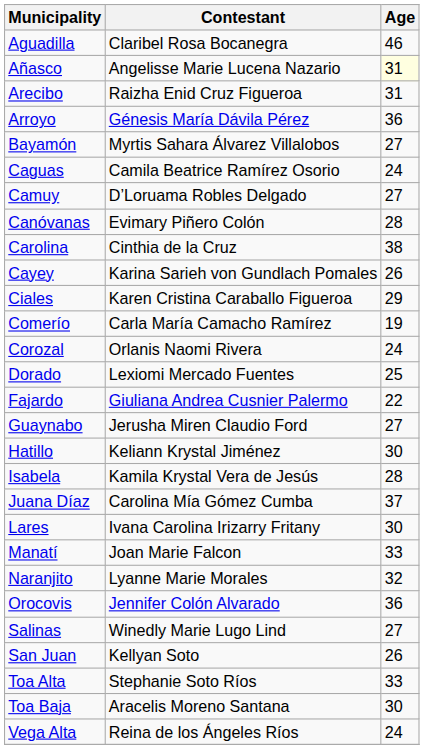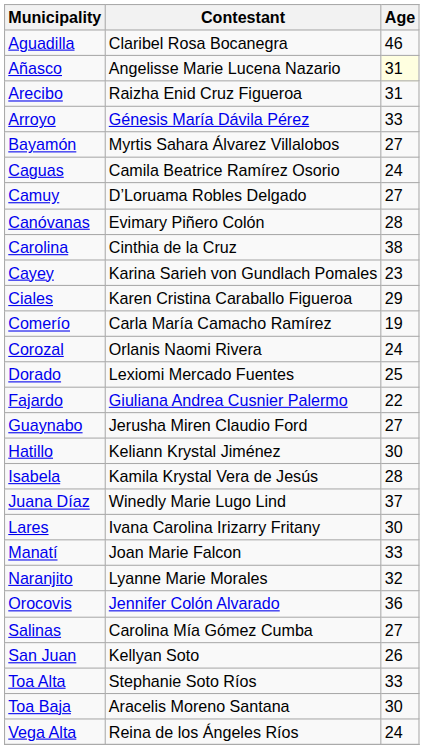(394, 119) 36 -> (394, 119) 33
(394, 273) 26 -> (394, 273) 23
(211, 502) Carolina Mía Gómez Cumba -> (197, 502) Winedly Marie Lugo Lind
(197, 630) Winedly Marie Lugo Lind -> (211, 630) Carolina Mía Gómez Cumba
